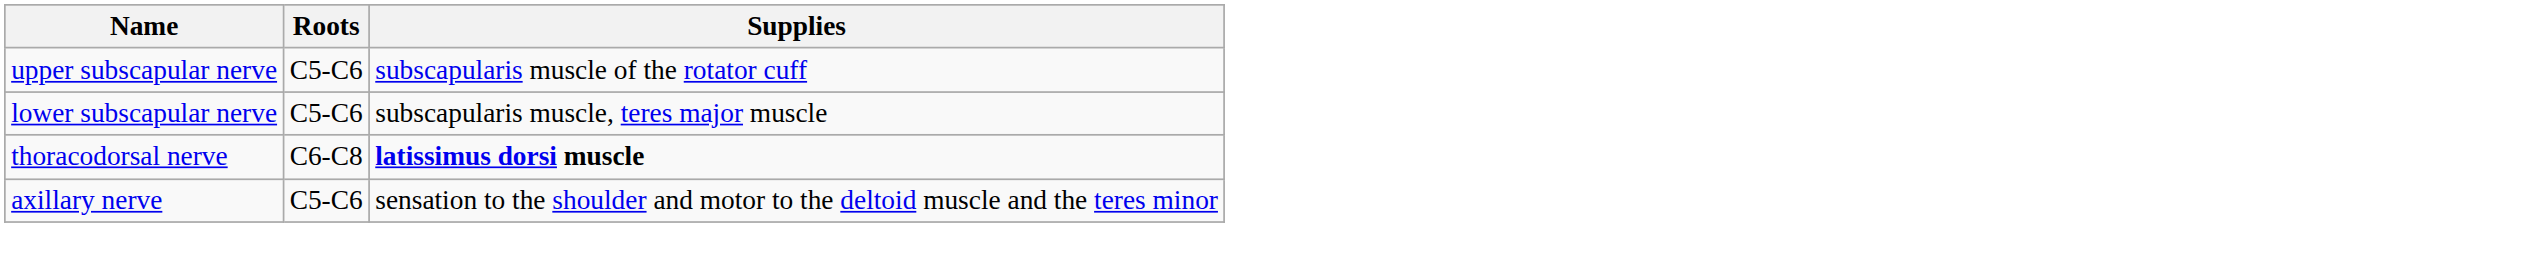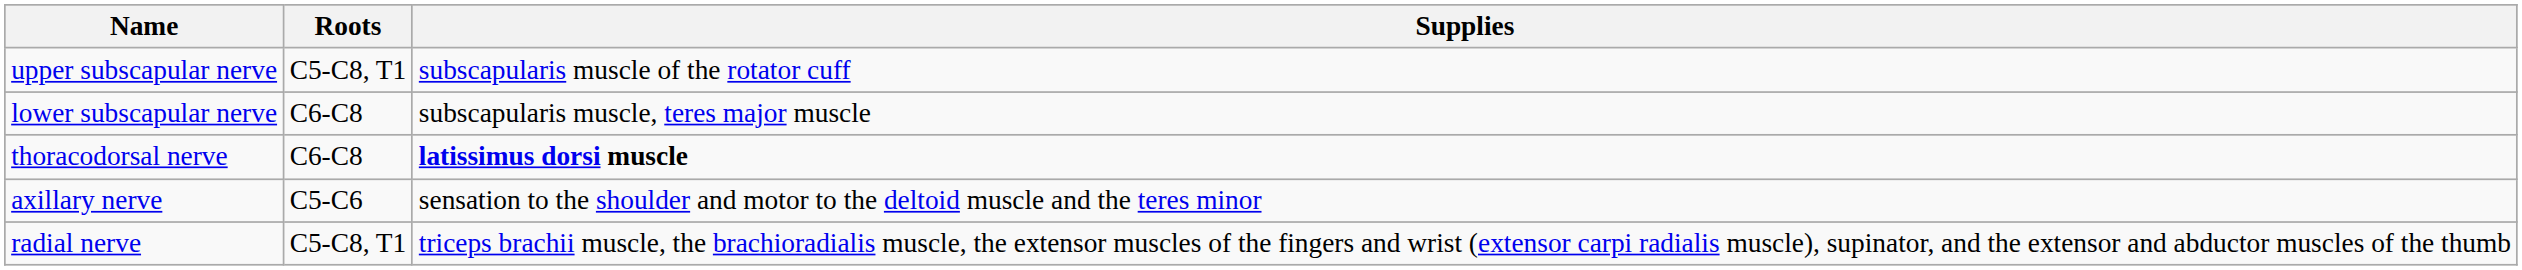(326, 69) C5-C6 -> (348, 69) C5-C8, T1
(326, 112) C5-C6 -> (326, 112) C6-C8
+ row: (76, 243)
